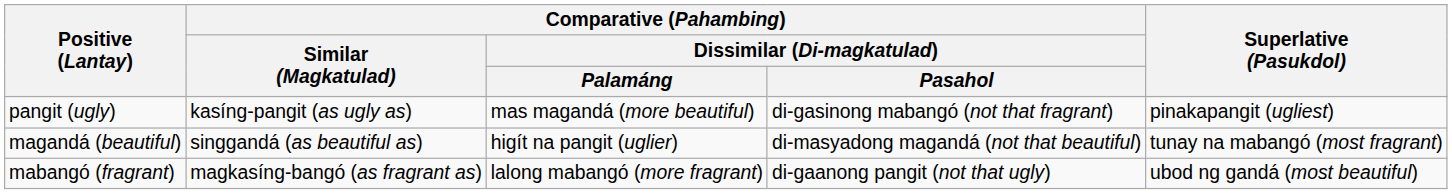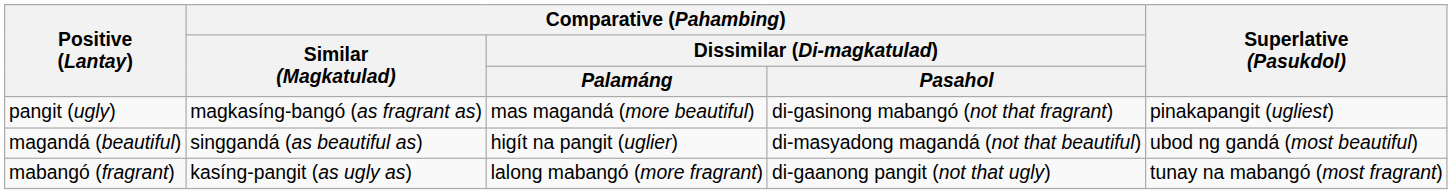(301, 111) kasíng-pangit (as ugly as) -> (336, 111) magkasíng-bangó (as fragrant as)
(1296, 142) tunay na mabangó (most fragrant) -> (1284, 142) ubod ng gandá (most beautiful)
(336, 173) magkasíng-bangó (as fragrant as) -> (301, 173) kasíng-pangit (as ugly as)
(1284, 173) ubod ng gandá (most beautiful) -> (1296, 173) tunay na mabangó (most fragrant)
